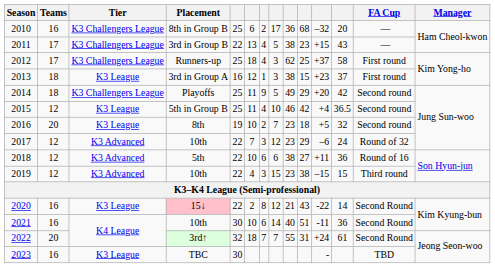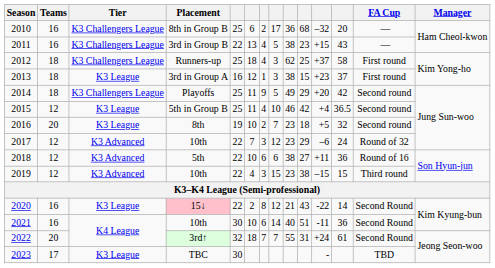(53, 45) 17 -> (53, 45) 16
(53, 61) 17 -> (53, 61) 18
(53, 255) 16 -> (53, 255) 17
